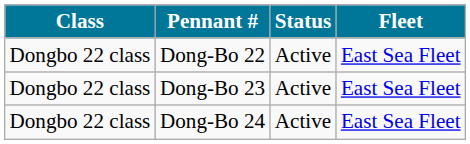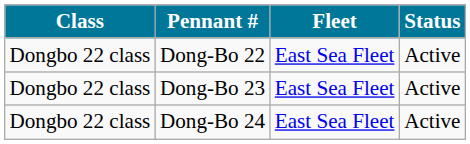columns swapped: (303, 21) <-> (401, 21)
